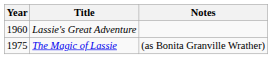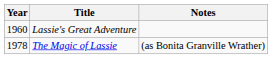(17, 45) 1975 -> (17, 45) 1978
